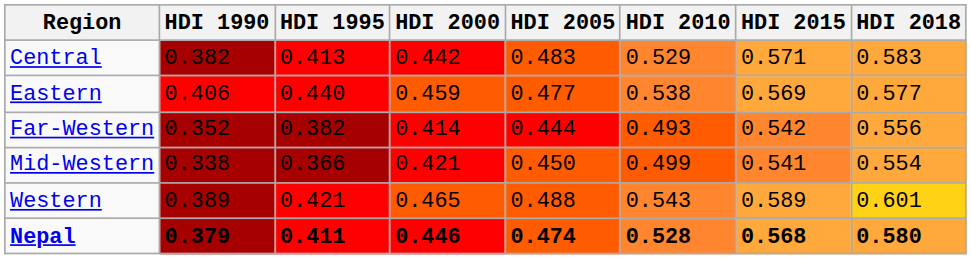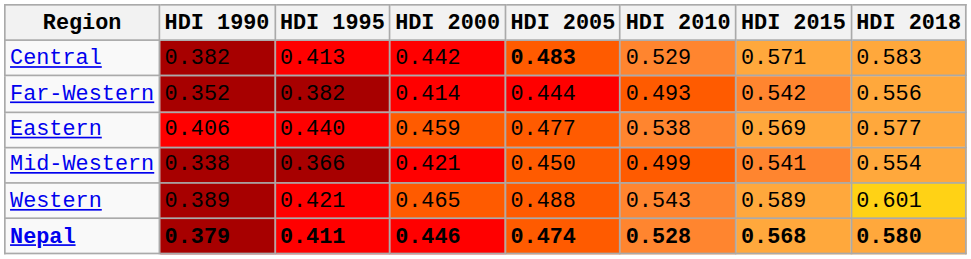(543, 58) normal -> (543, 58) bold
rows swapped: (56, 94) <-> (82, 129)
